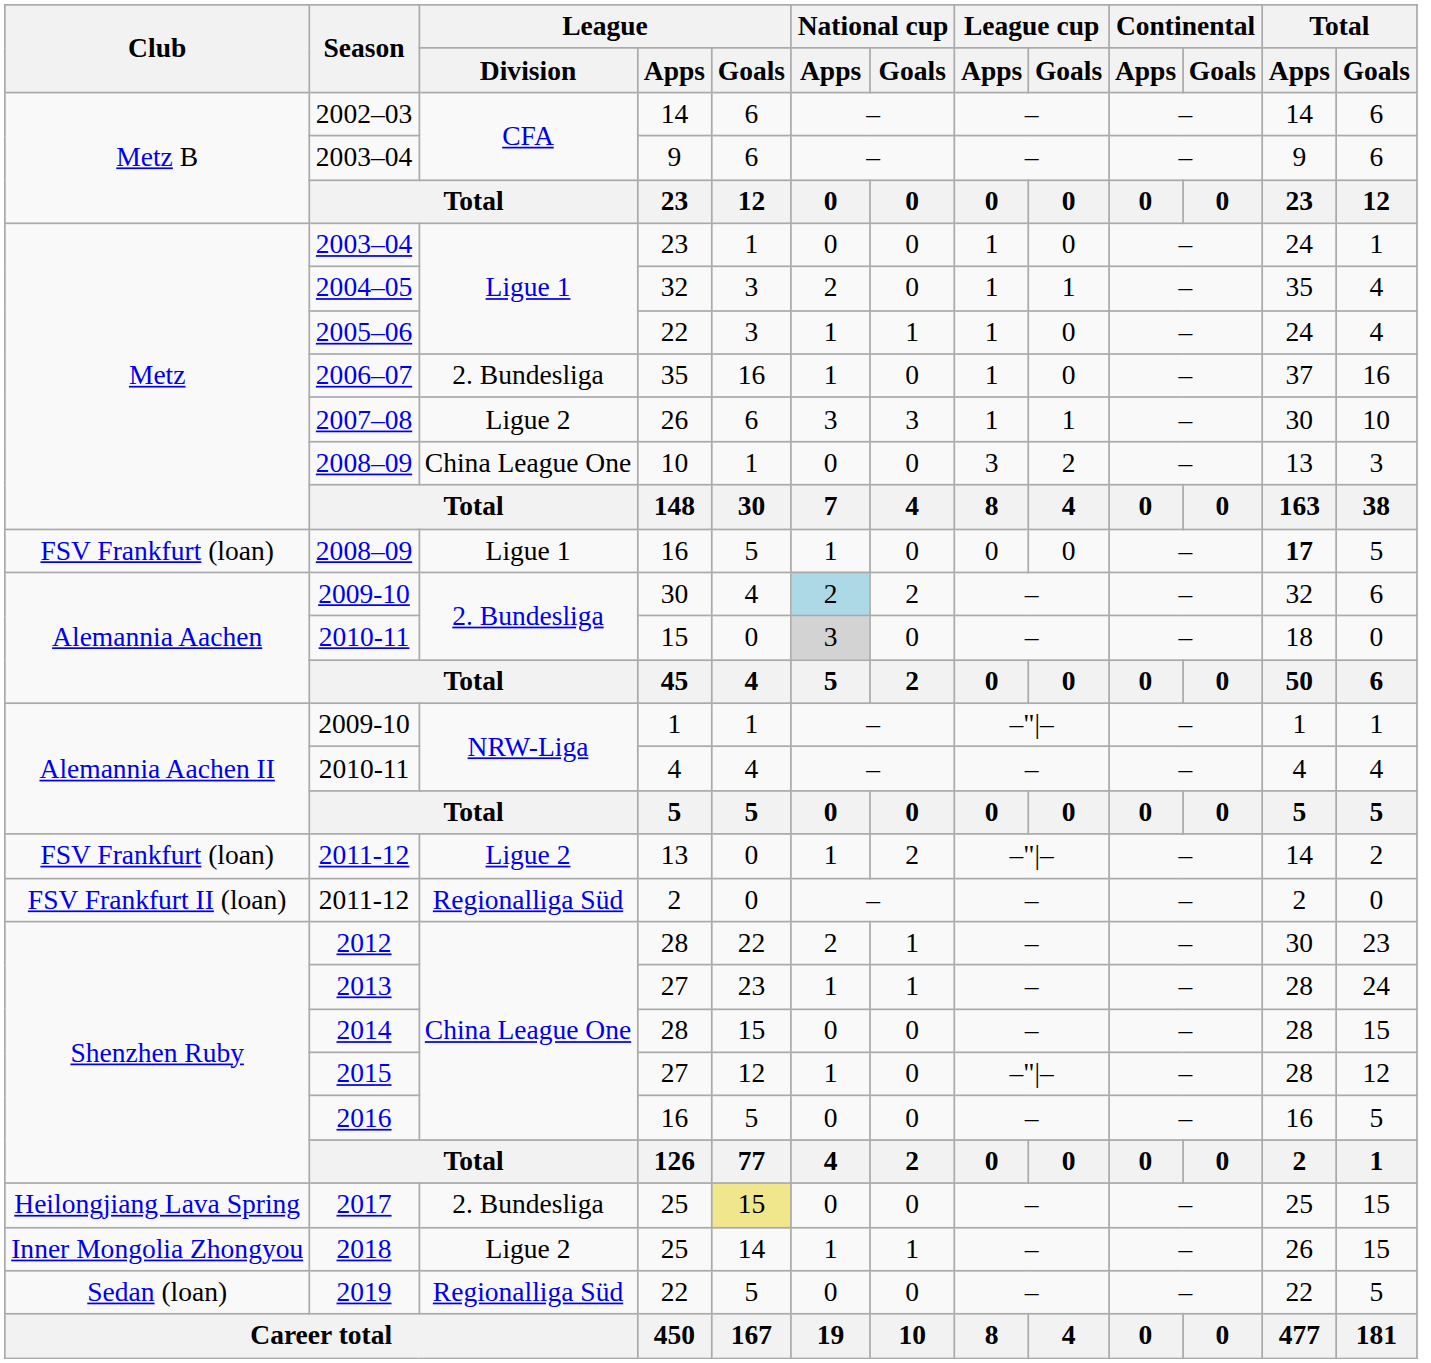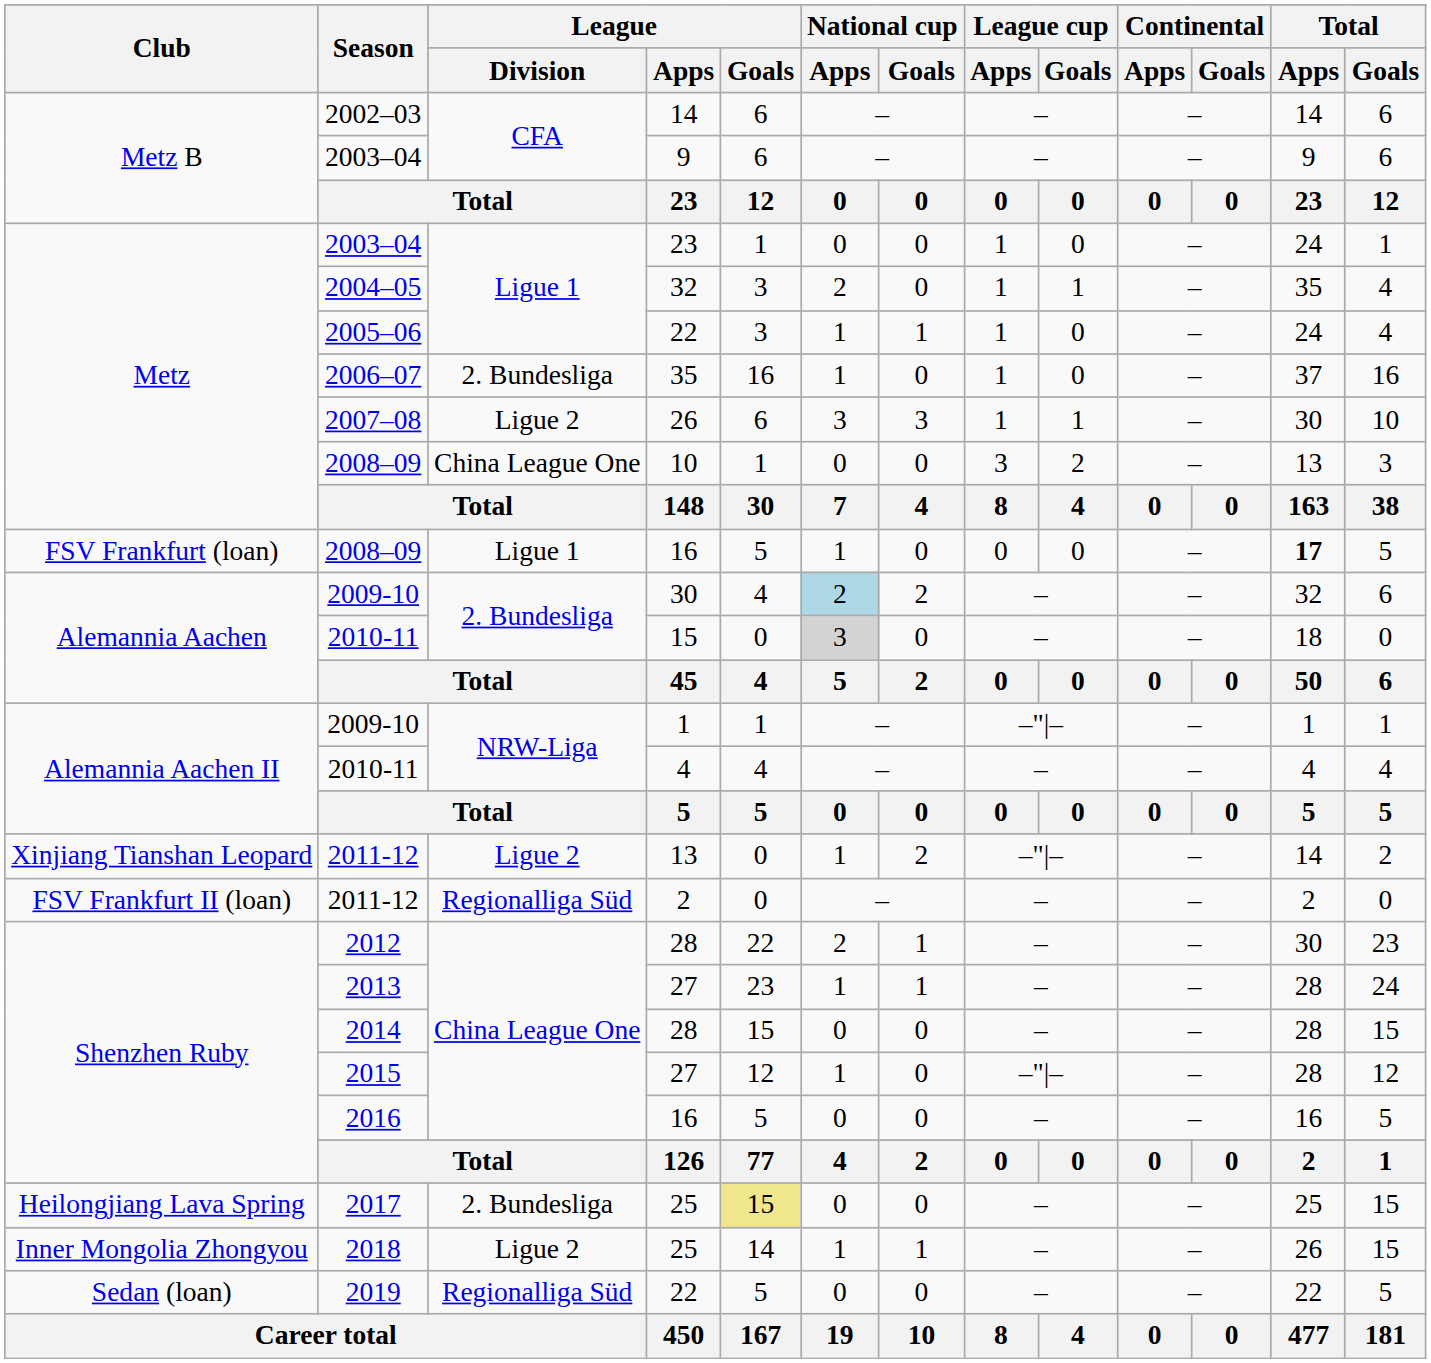(157, 855) FSV Frankfurt (loan) -> (162, 855) Xinjiang Tianshan Leopard
